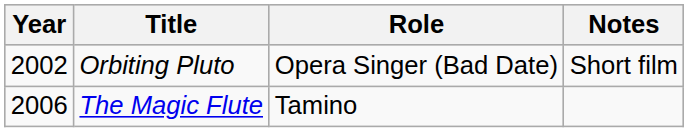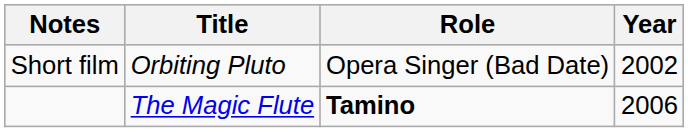columns swapped: (39, 24) <-> (624, 24)
(316, 106) normal -> (371, 106) bold
